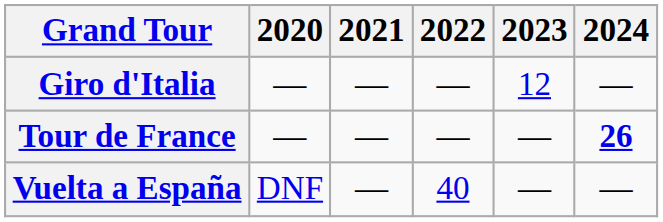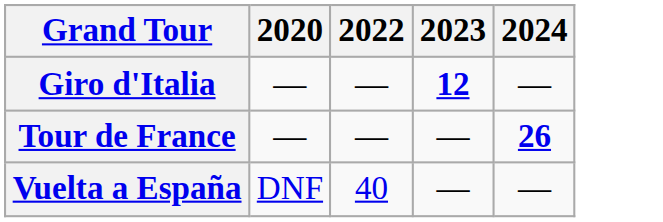- column: (371, 30)
(534, 83) normal -> (453, 83) bold
